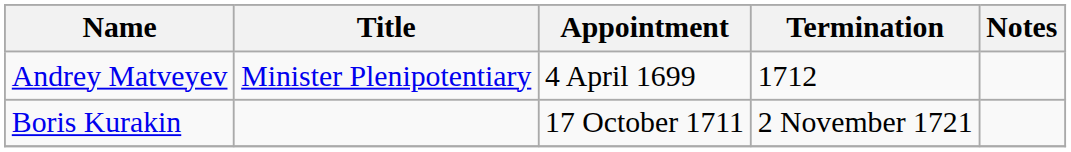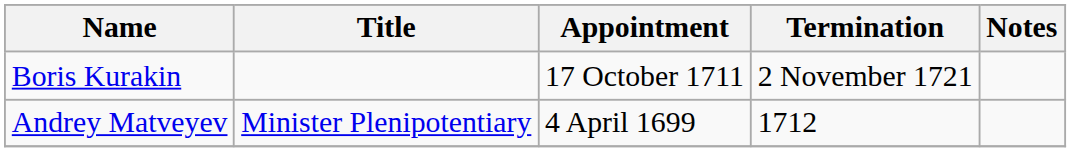rows swapped: (120, 75) <-> (97, 122)
